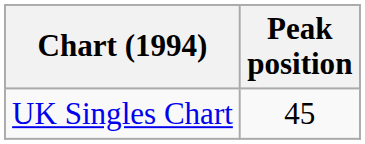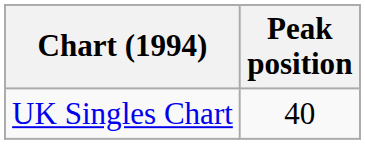(300, 113) 45 -> (300, 113) 40
